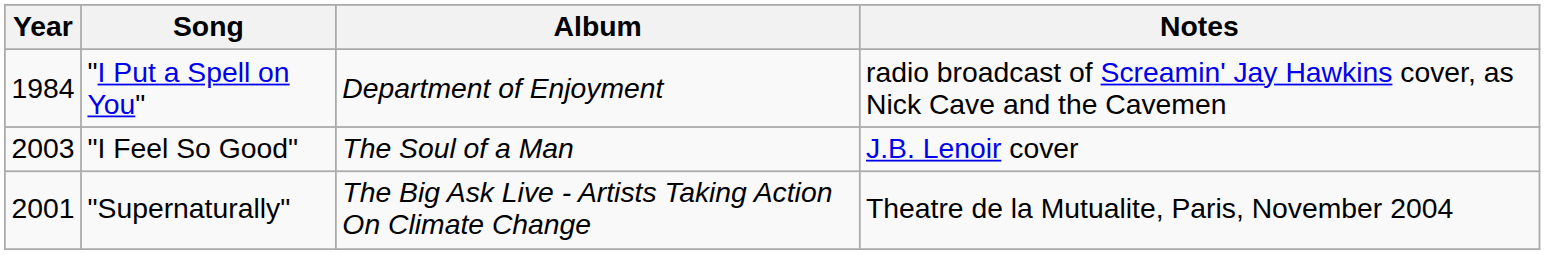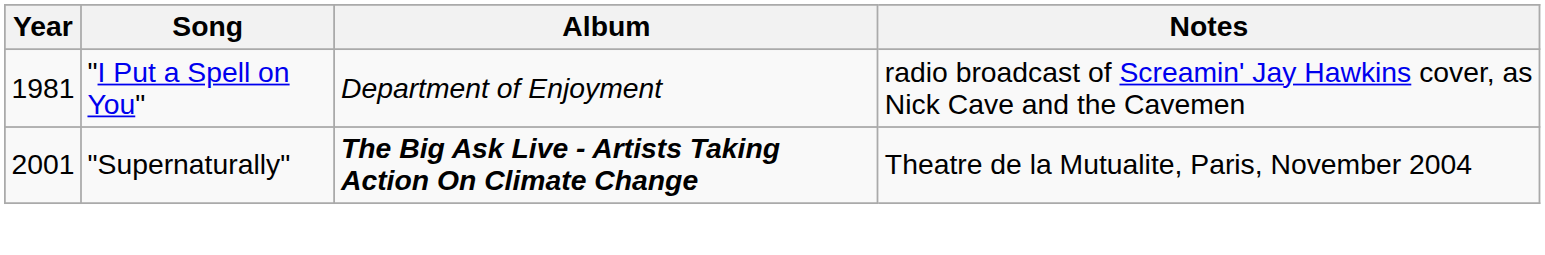(43, 87) 1984 -> (43, 87) 1981
- row: (193, 148)
(587, 209) normal -> (561, 164) bold
